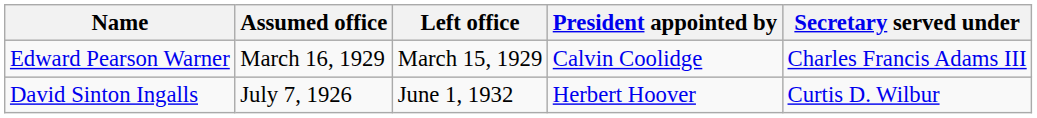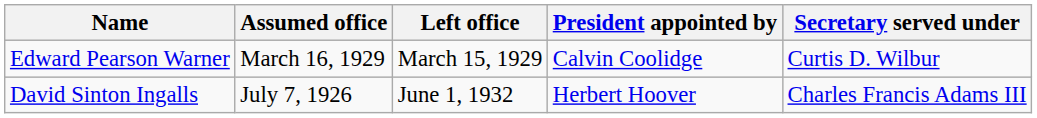(907, 58) Charles Francis Adams III -> (864, 58) Curtis D. Wilbur
(864, 94) Curtis D. Wilbur -> (907, 94) Charles Francis Adams III
